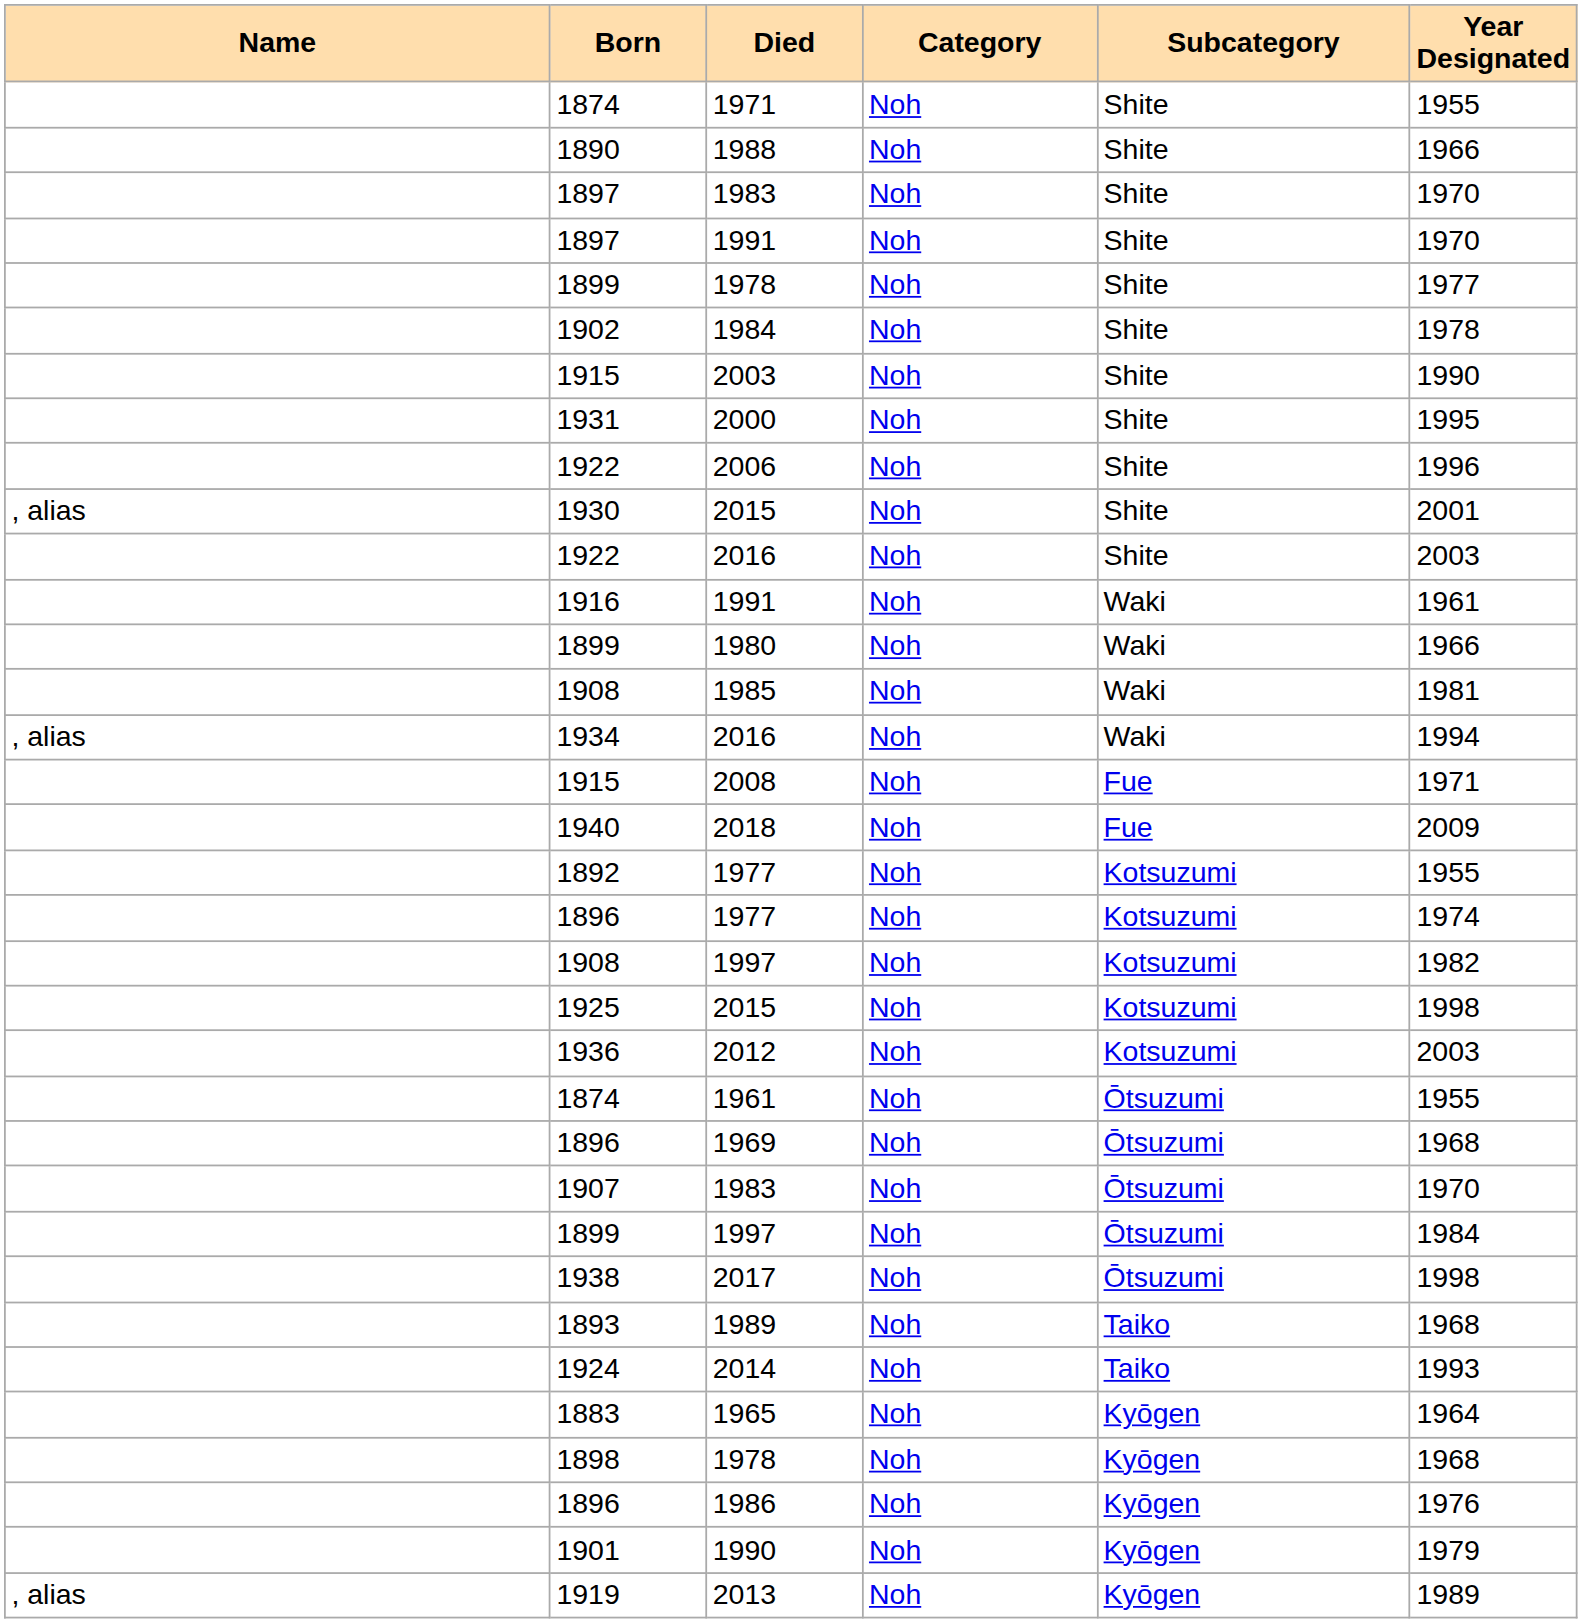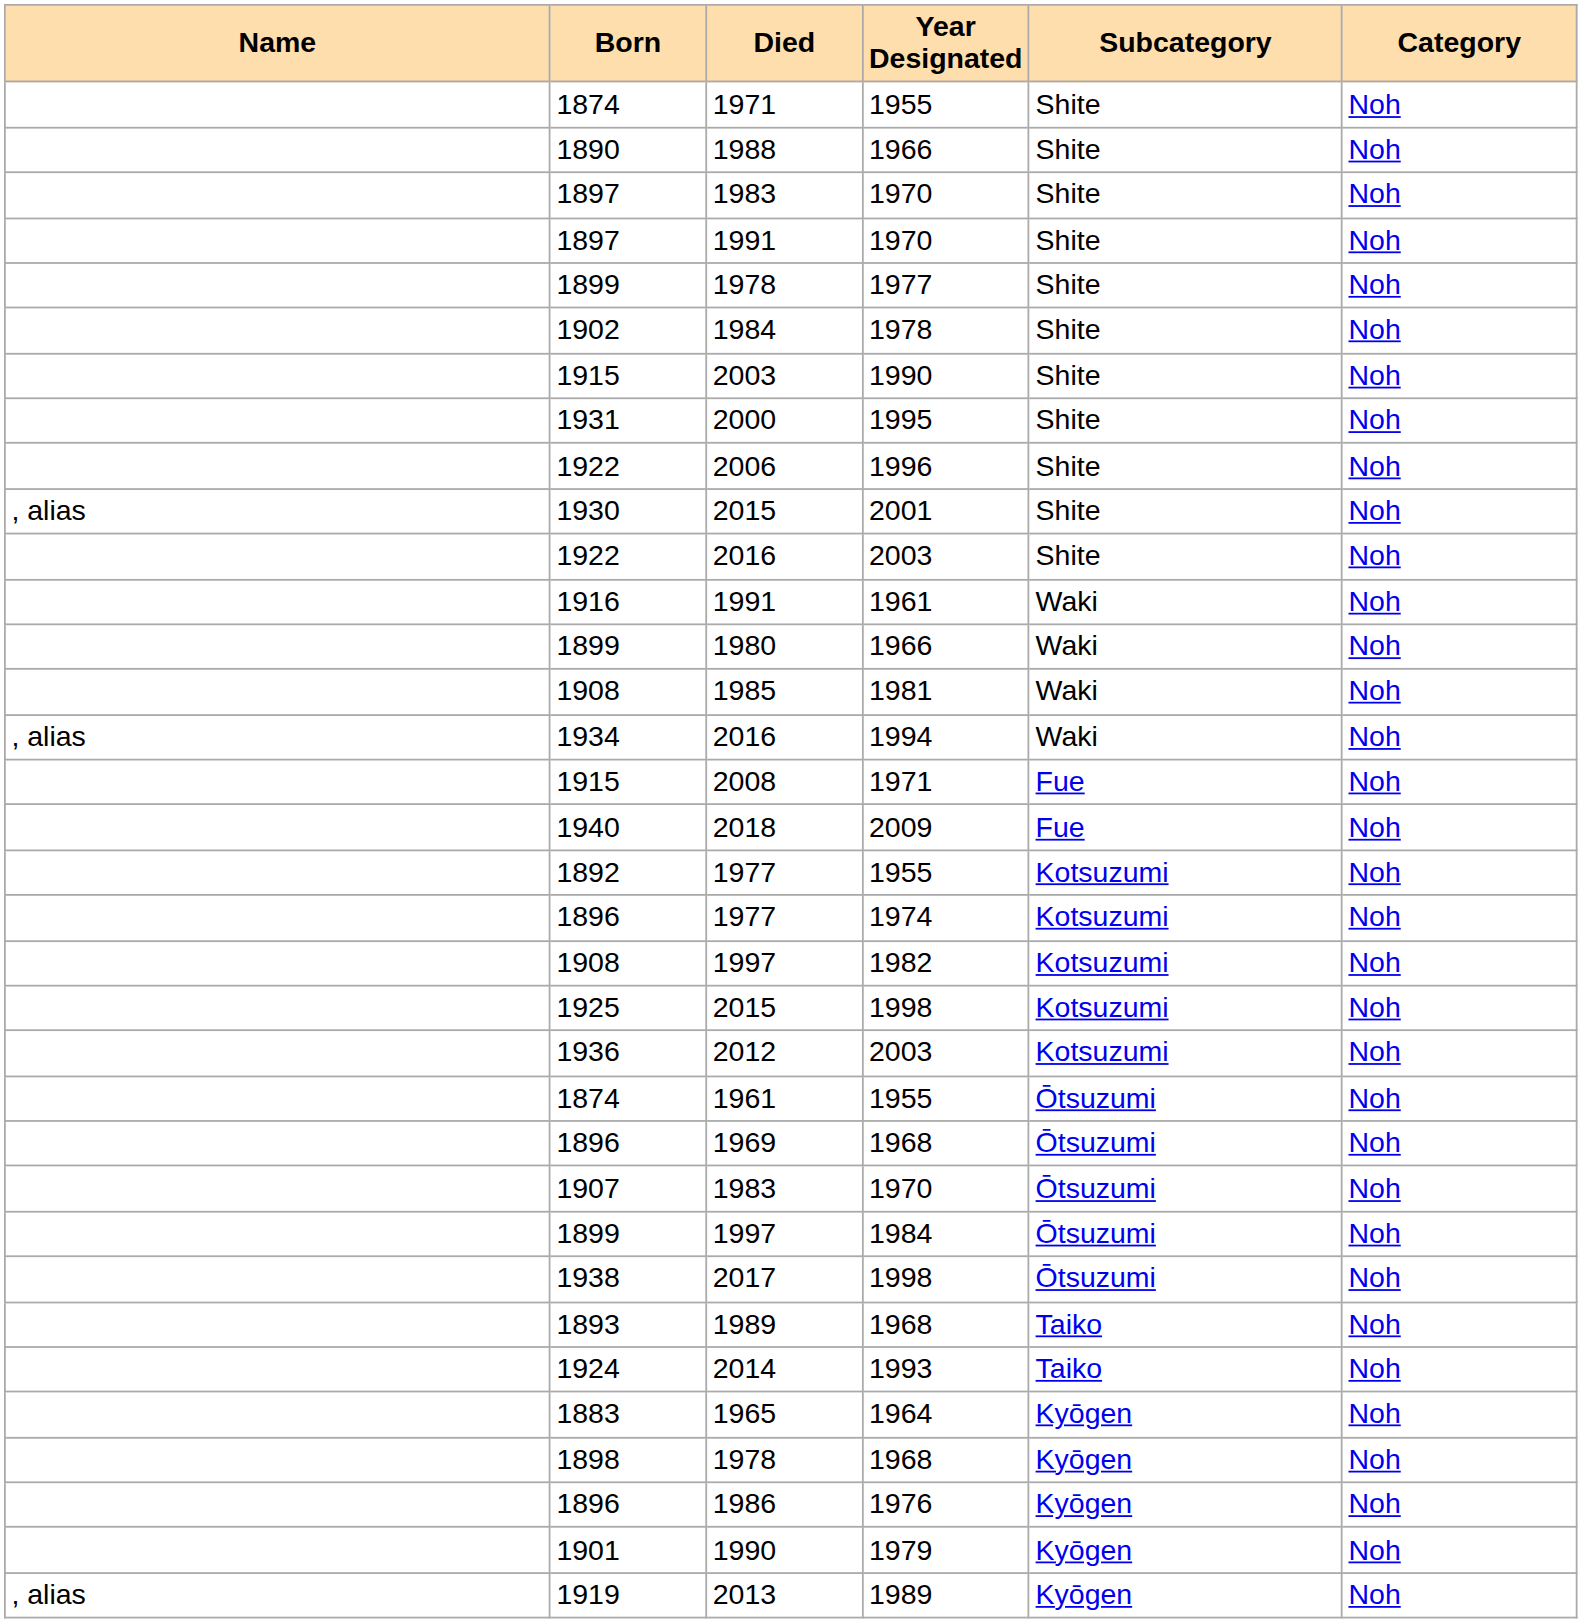columns swapped: (980, 43) <-> (1493, 43)
